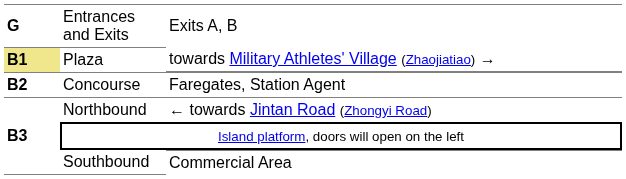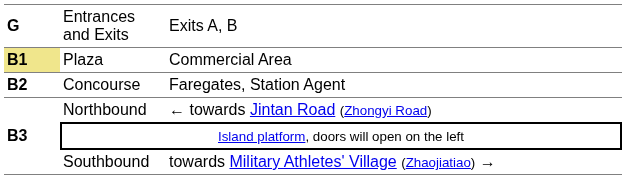(332, 58) towards Military Athletes' Village (Zhaojiatiao) → -> (230, 60) Commercial Area
(230, 162) Commercial Area -> (332, 162) towards Military Athletes' Village (Zhaojiatiao) →
